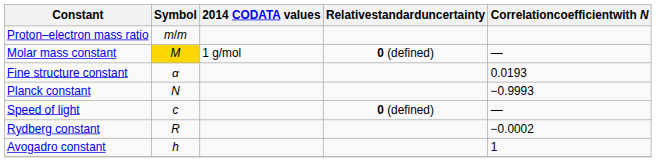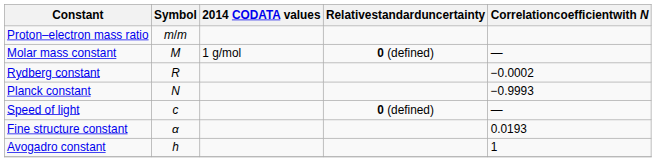(175, 53) gold background -> (175, 53) no background
rows swapped: (53, 128) <-> (67, 72)
